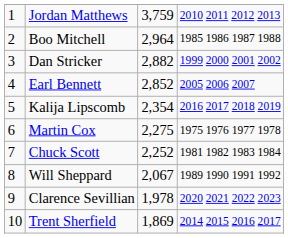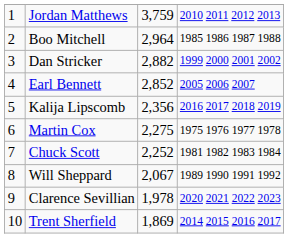(158, 107) 2,354 -> (158, 107) 2,356
